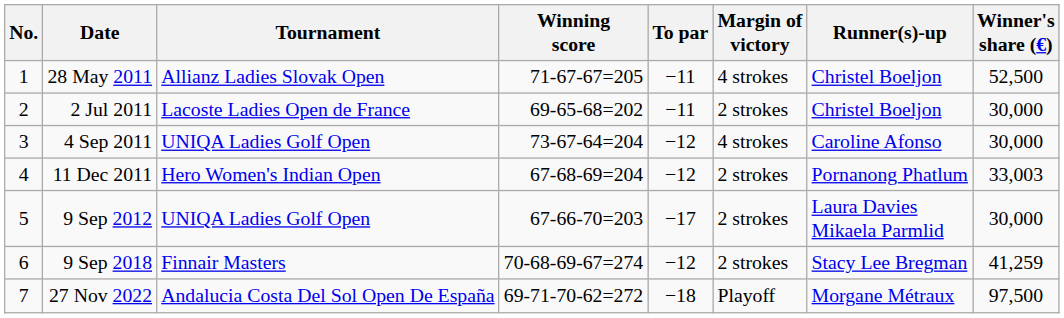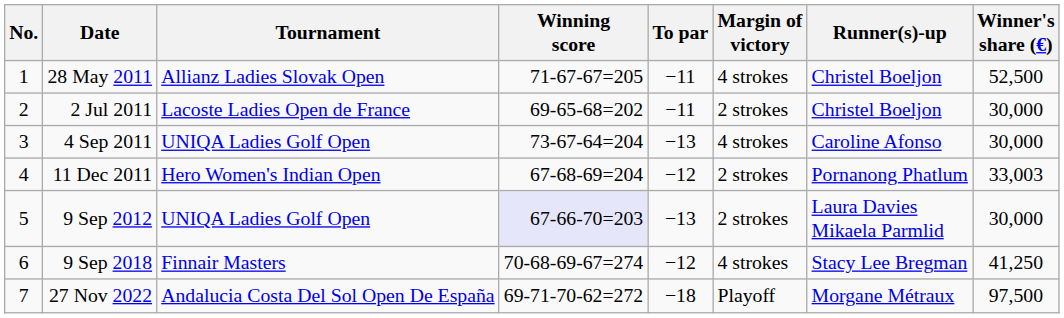(680, 142) −12 -> (680, 142) −13
(587, 218) no background -> (587, 218) lavender background
(680, 218) −17 -> (680, 218) −13
(753, 263) 2 strokes -> (753, 263) 4 strokes
(1016, 263) 41,259 -> (1016, 263) 41,250
